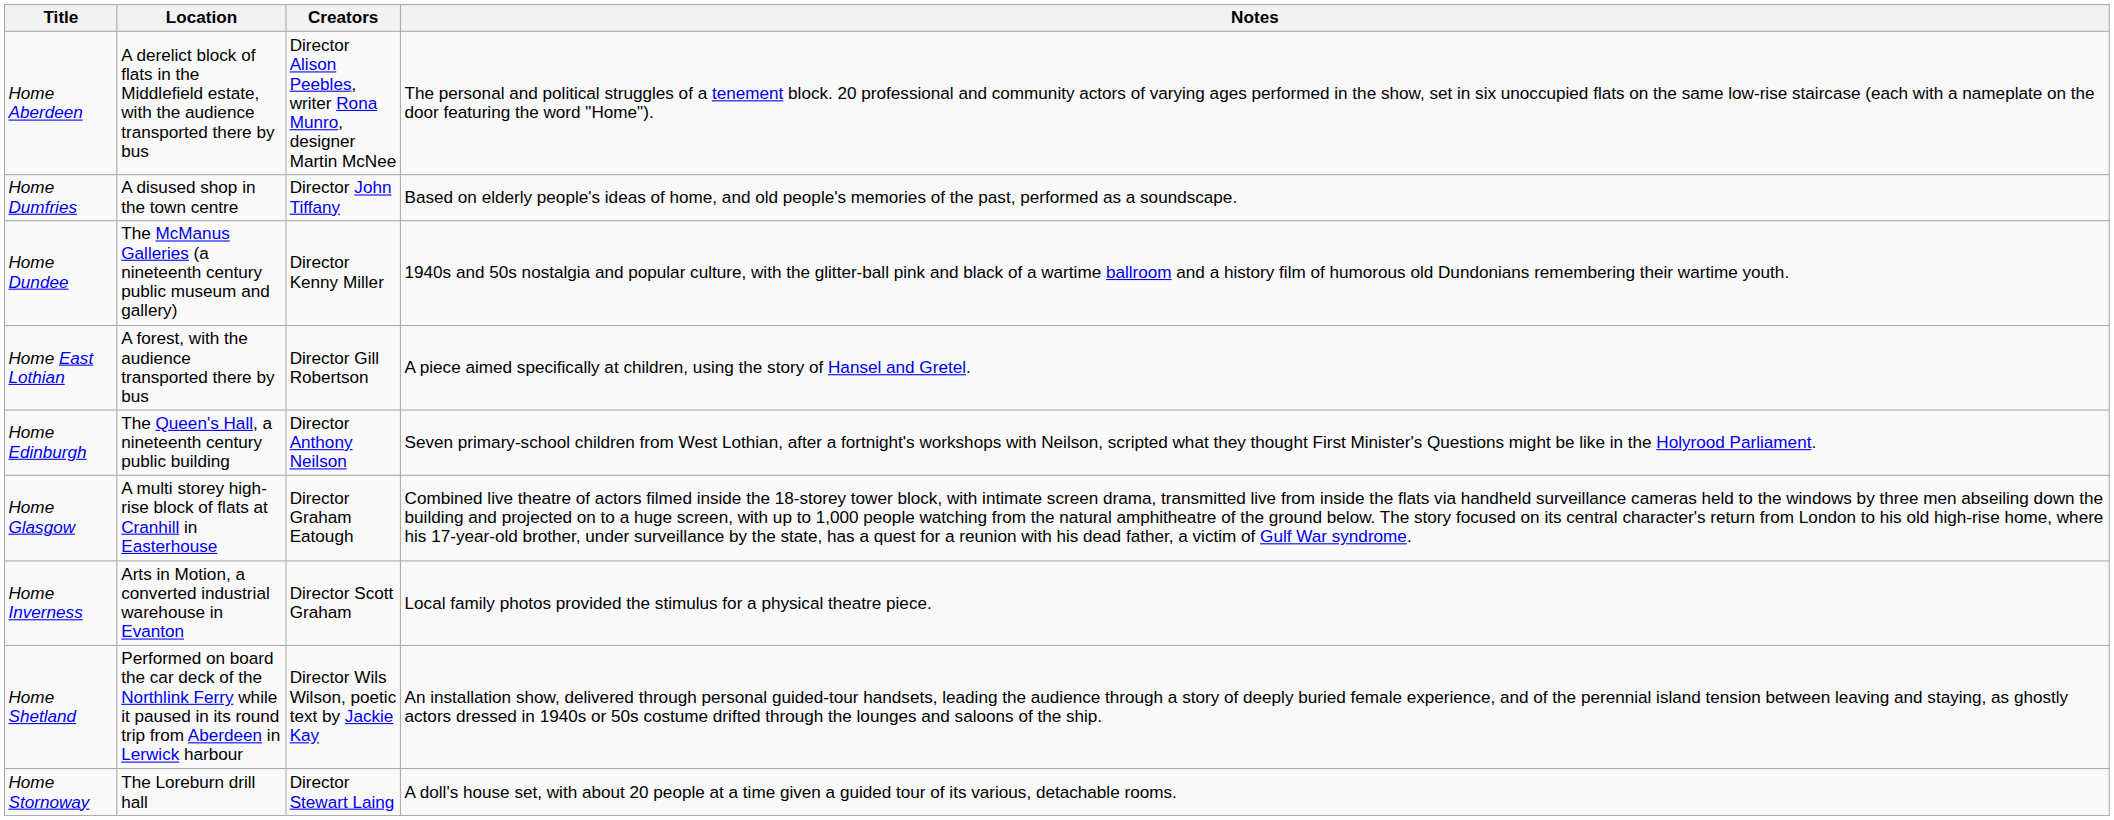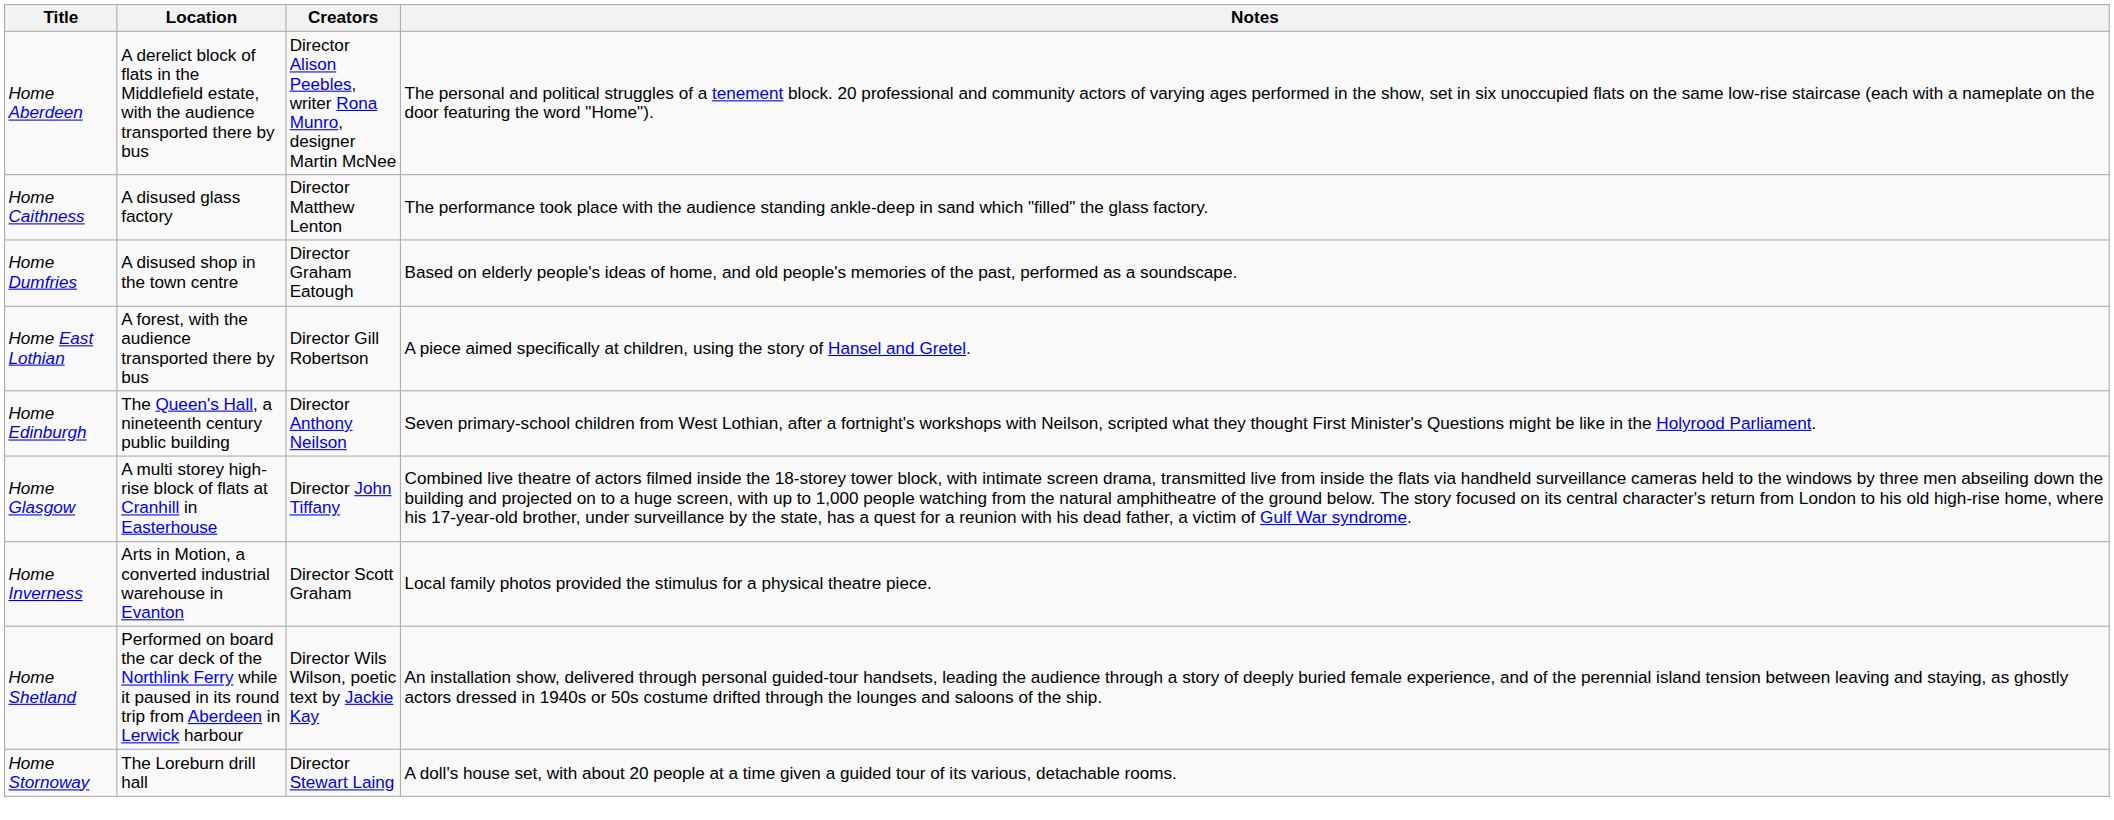+ row: (47, 207)
(341, 197) Director John Tiffany -> (322, 272) Director Graham Eatough
- row: (38, 272)
(322, 518) Director Graham Eatough -> (341, 498) Director John Tiffany
